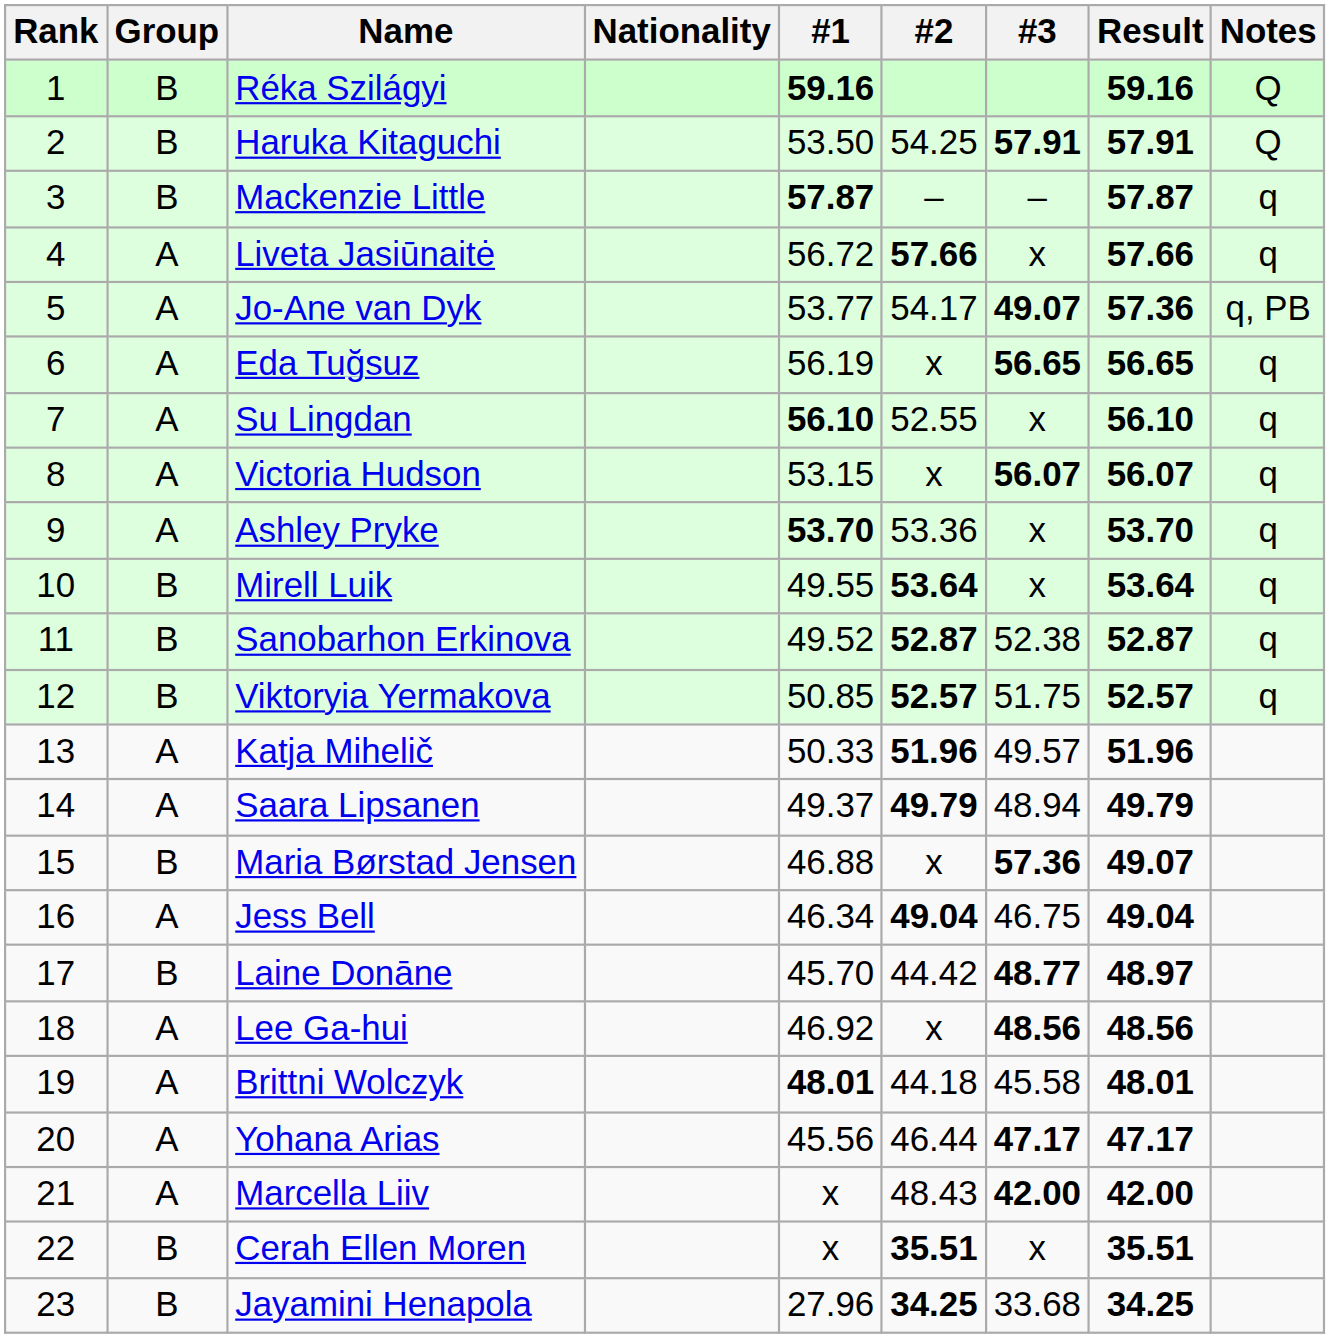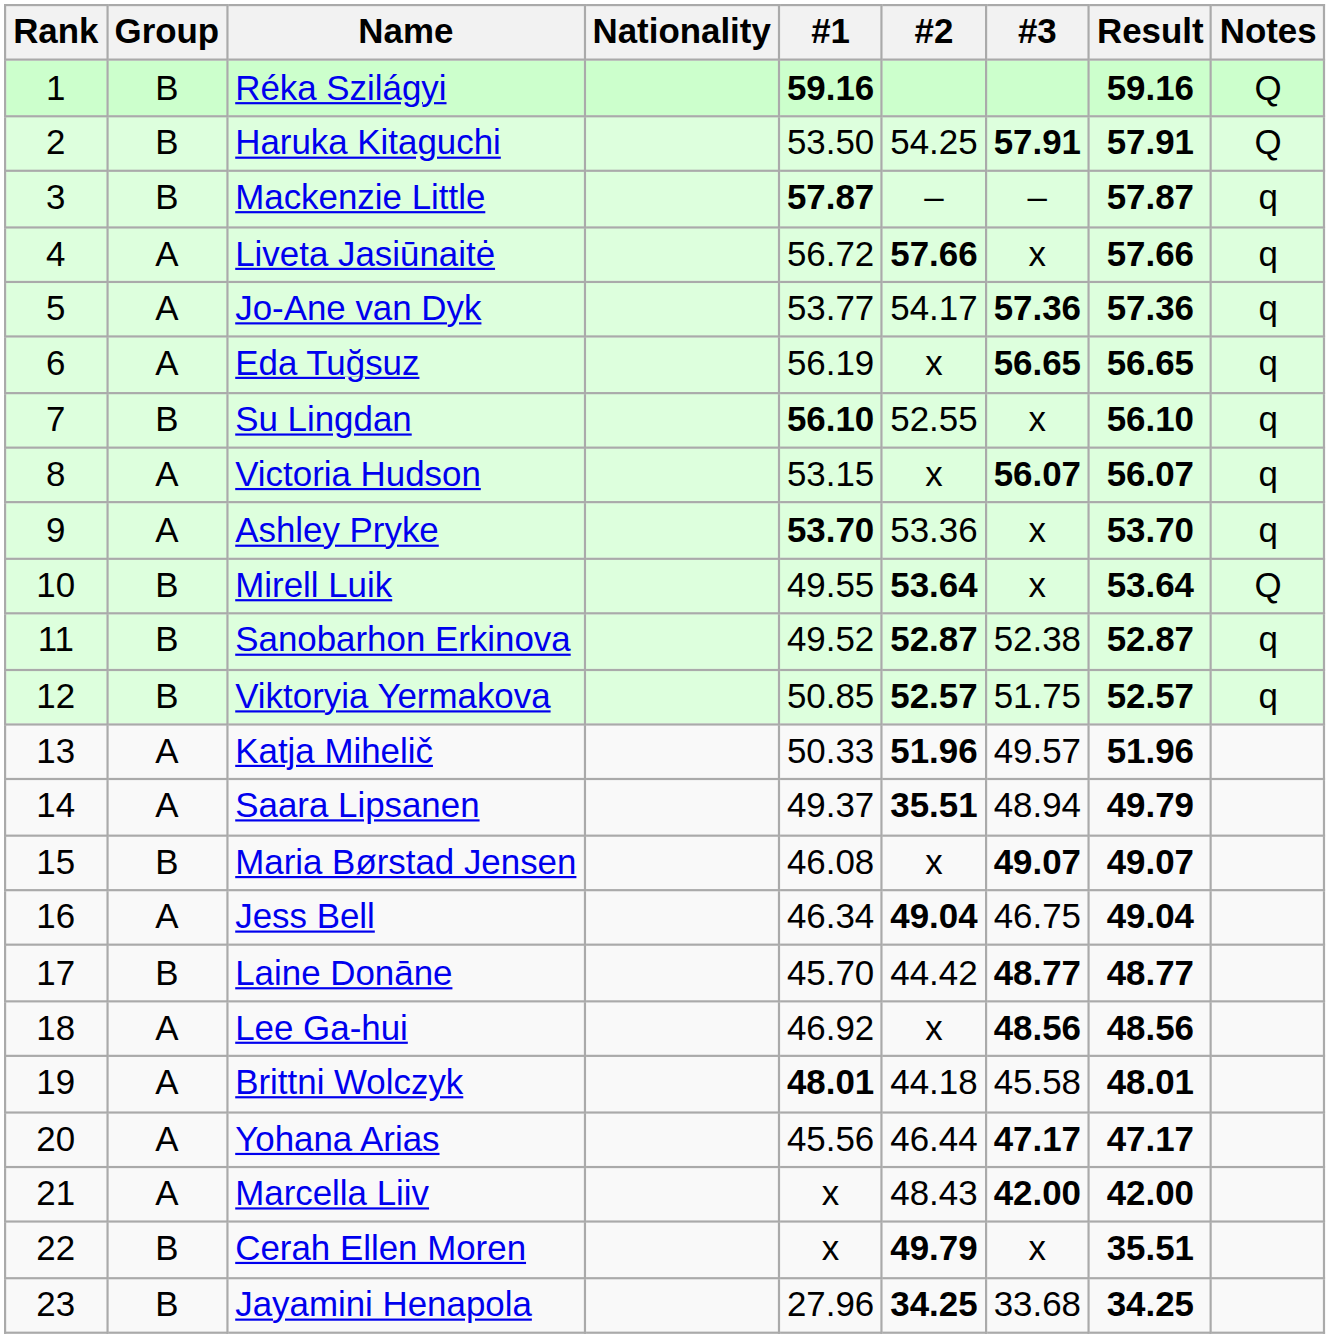(1037, 308) 49.07 -> (1037, 308) 57.36
(1268, 308) q, PB -> (1268, 308) q
(167, 419) A -> (167, 419) B
(1268, 585) q -> (1268, 585) Q
(934, 806) 49.79 -> (934, 806) 35.51
(831, 861) 46.88 -> (831, 861) 46.08
(1037, 861) 57.36 -> (1037, 861) 49.07
(1150, 972) 48.97 -> (1150, 972) 48.77
(934, 1249) 35.51 -> (934, 1249) 49.79
